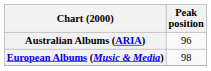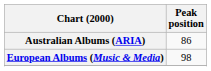(186, 40) 96 -> (186, 40) 86
